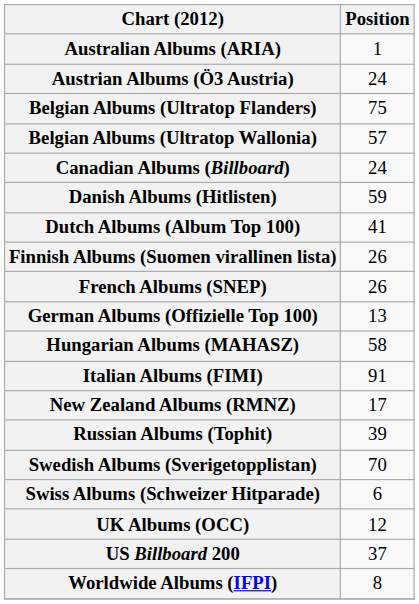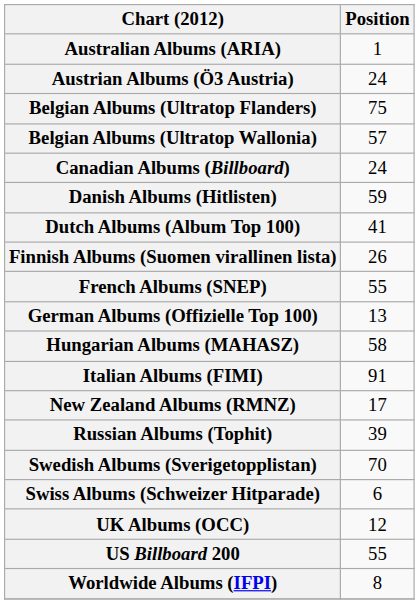(377, 286) 26 -> (377, 286) 55
(377, 553) 37 -> (377, 553) 55
